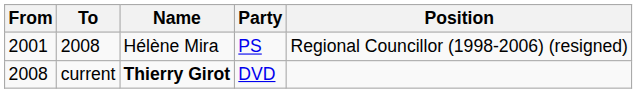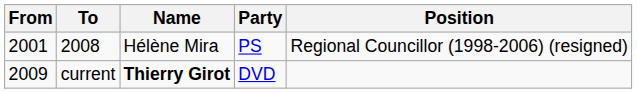(28, 74) 2008 -> (28, 74) 2009
